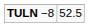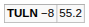(71, 13) 52.5 -> (71, 13) 55.2
